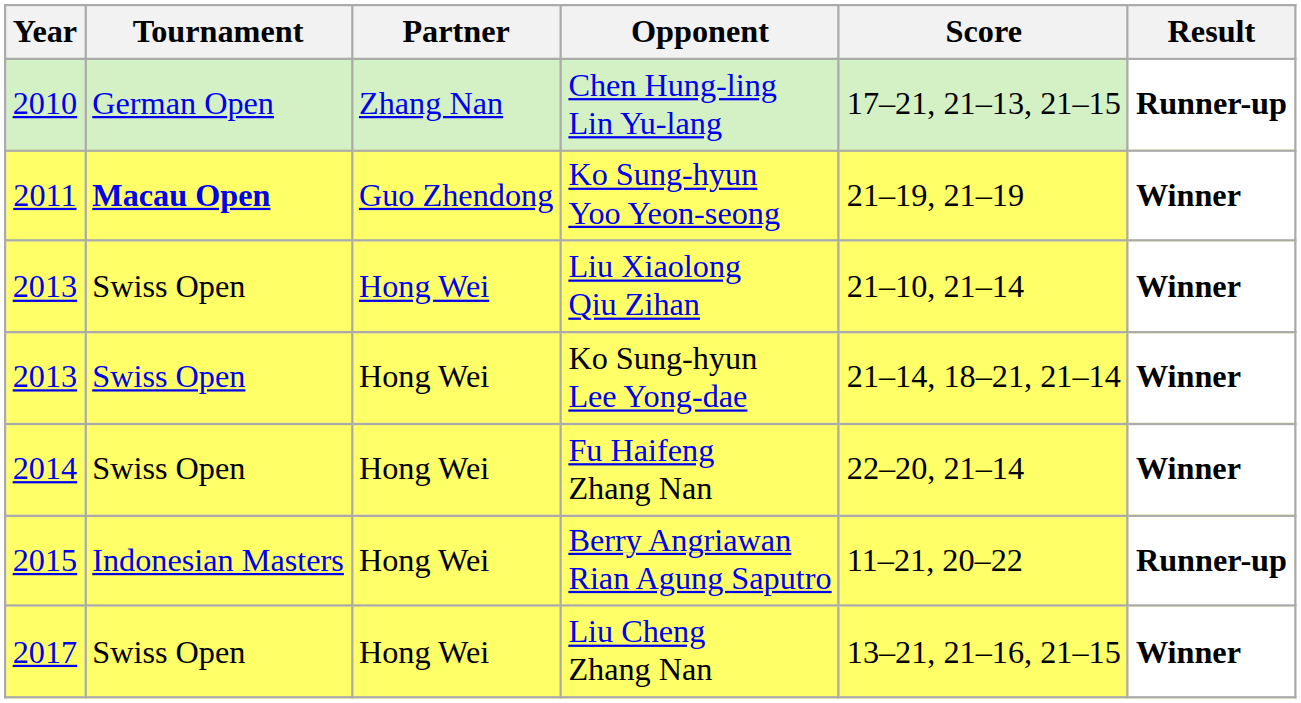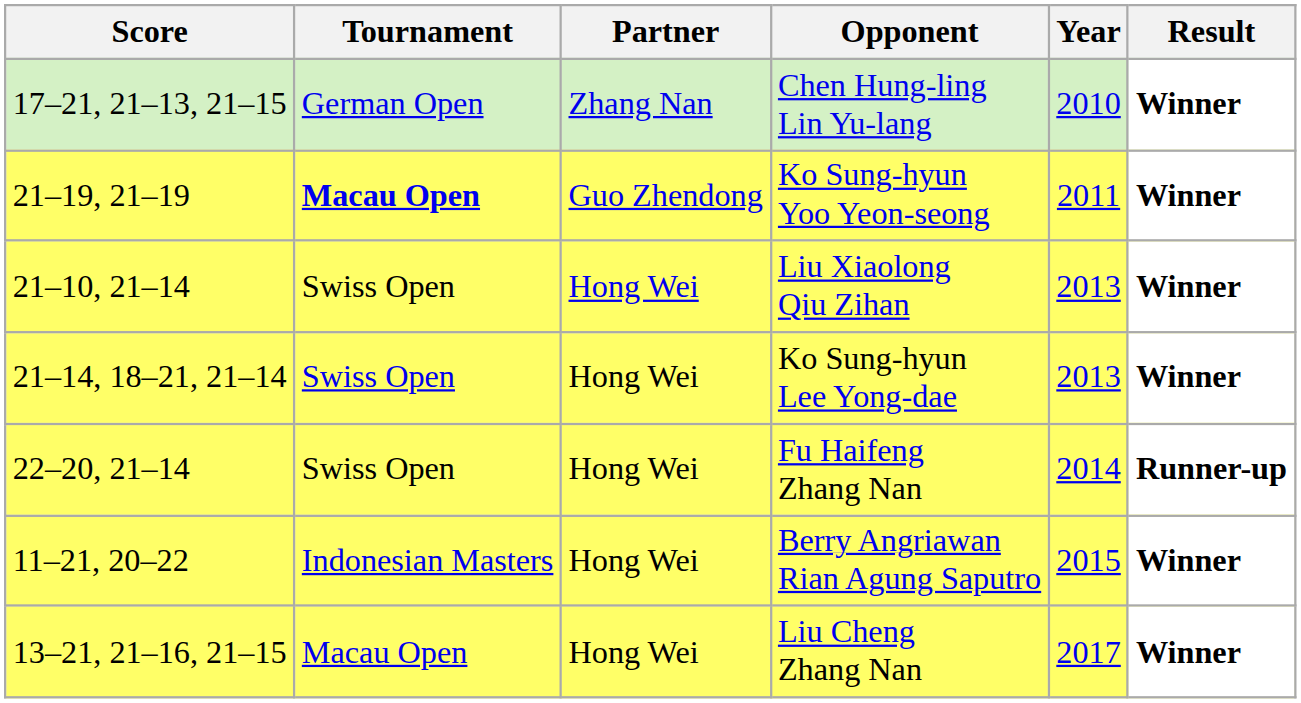columns swapped: (45, 31) <-> (984, 31)
(1211, 103) Runner-up -> (1188, 103) Winner
(1188, 468) Winner -> (1211, 468) Runner-up
(1211, 560) Runner-up -> (1188, 560) Winner
(169, 651) Swiss Open -> (385, 651) Macau Open
